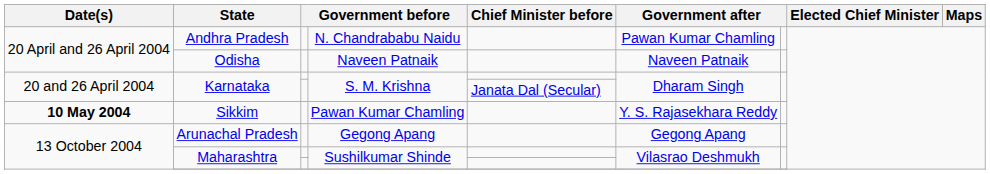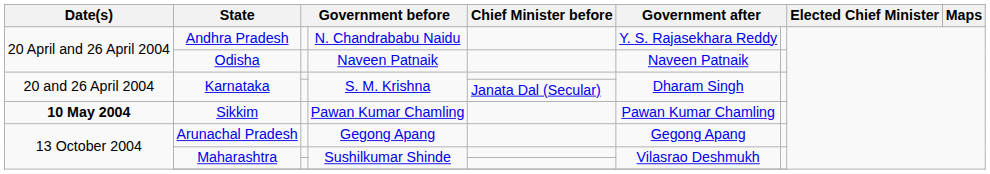(698, 38) Pawan Kumar Chamling -> (698, 38) Y. S. Rajasekhara Reddy
(698, 112) Y. S. Rajasekhara Reddy -> (698, 112) Pawan Kumar Chamling
